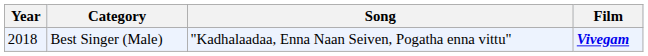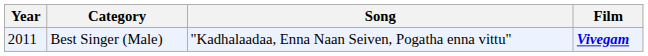(23, 39) 2018 -> (22, 39) 2011
